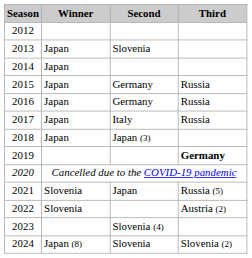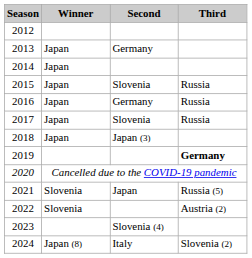(131, 48) Slovenia -> (133, 48) Germany
(133, 84) Germany -> (131, 84) Slovenia
(122, 119) Italy -> (131, 119) Slovenia
(131, 244) Slovenia -> (122, 244) Italy
